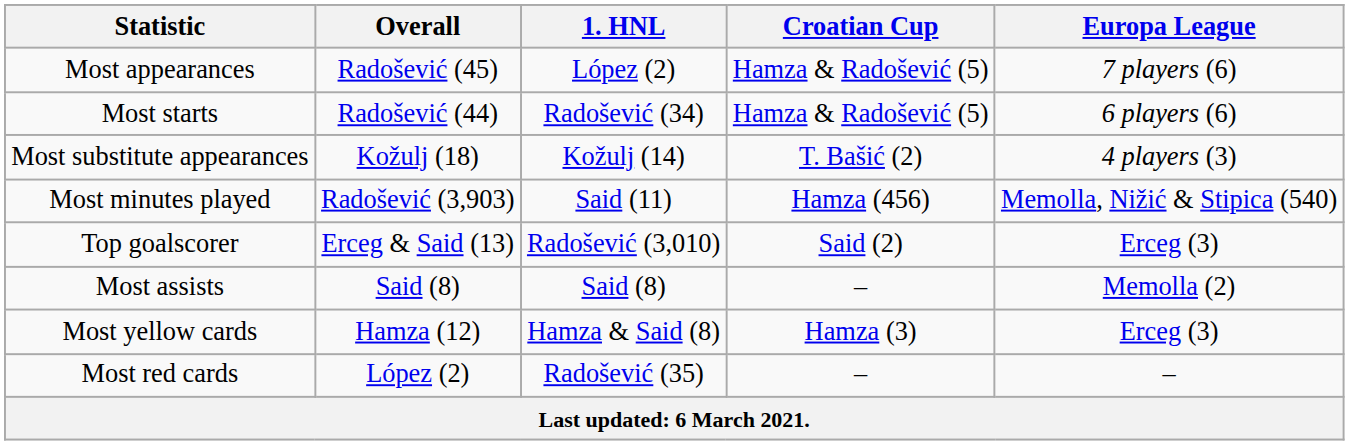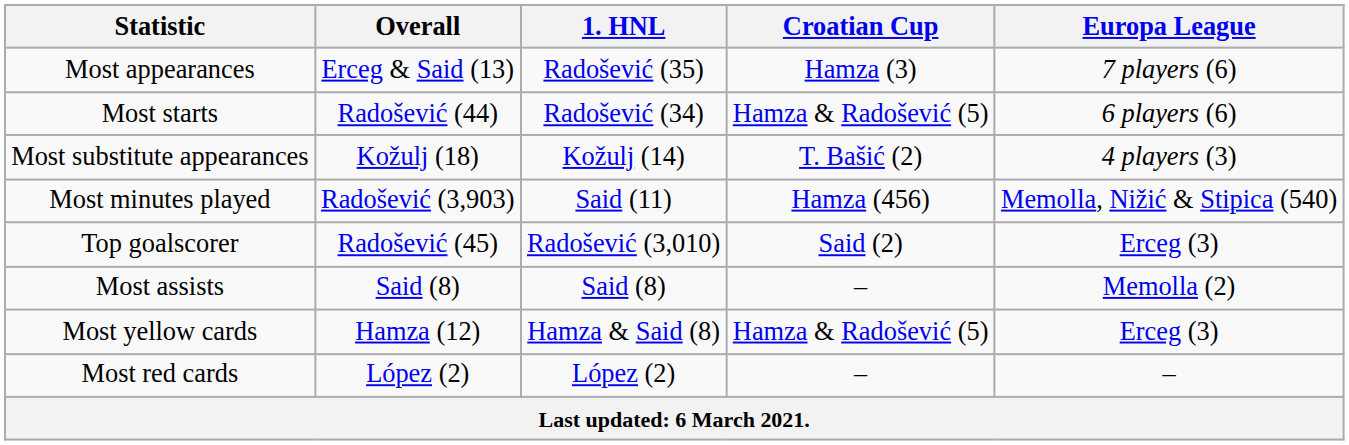(418, 69) Radošević (45) -> (418, 69) Erceg & Said (13)
(624, 69) López (2) -> (624, 69) Radošević (35)
(861, 69) Hamza & Radošević (5) -> (861, 69) Hamza (3)
(418, 243) Erceg & Said (13) -> (418, 243) Radošević (45)
(861, 330) Hamza (3) -> (861, 330) Hamza & Radošević (5)
(624, 374) Radošević (35) -> (624, 374) López (2)
